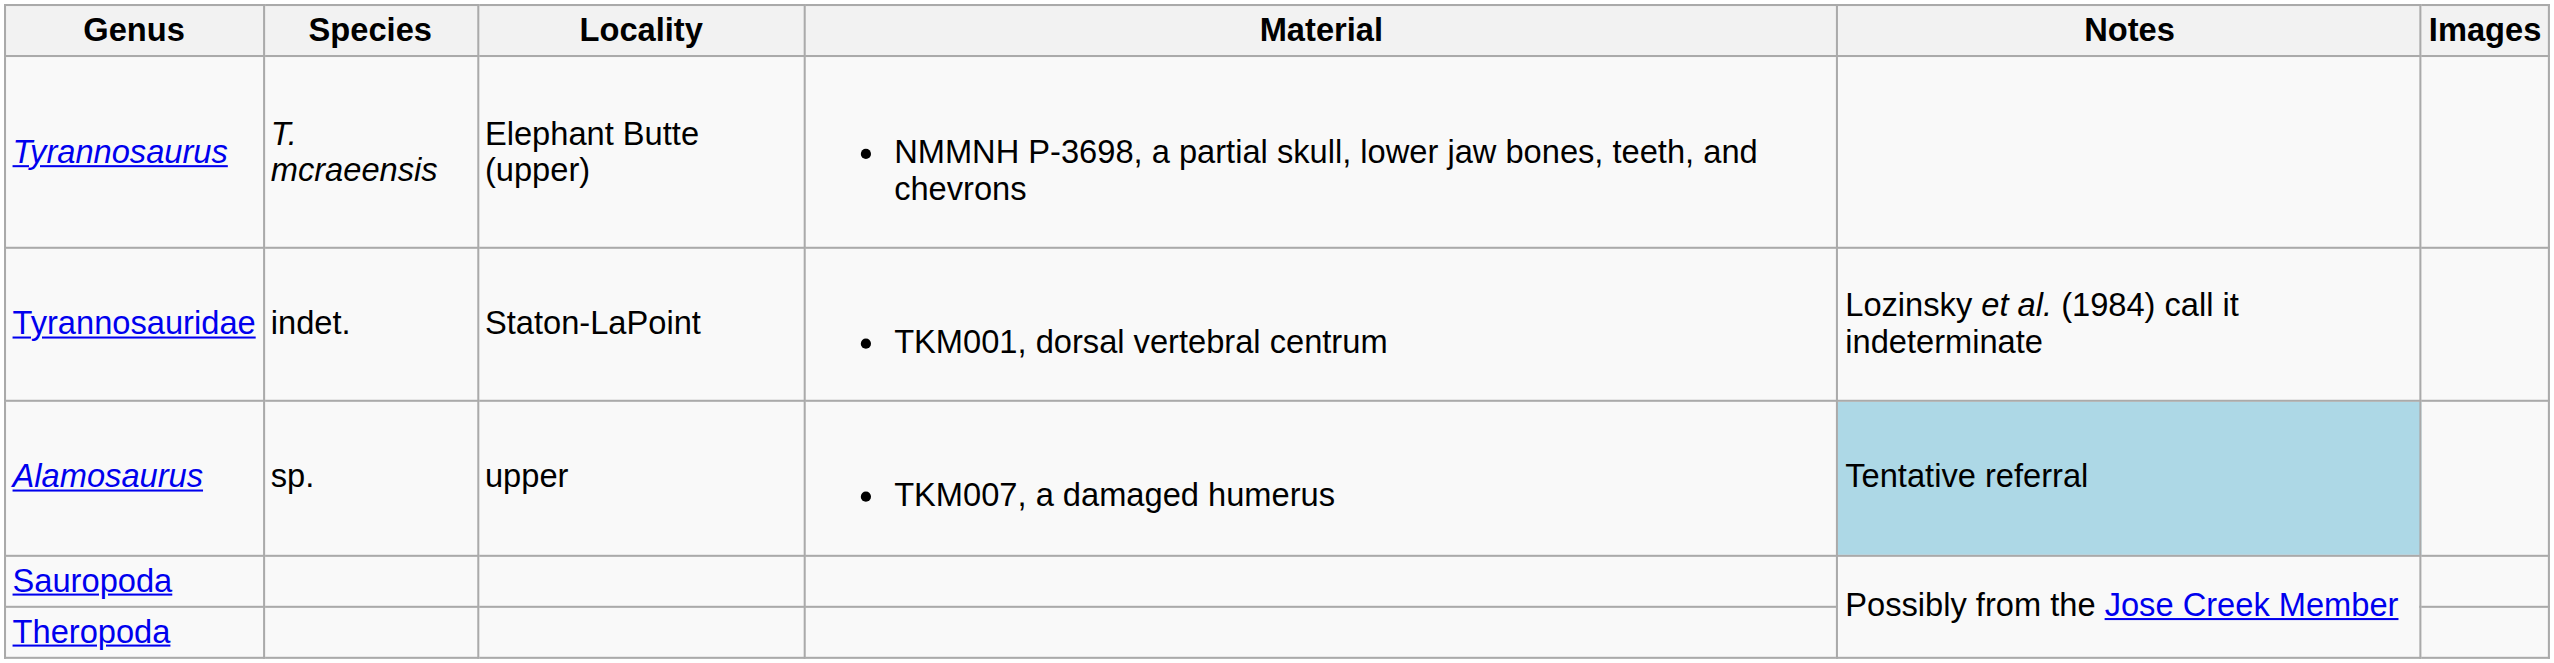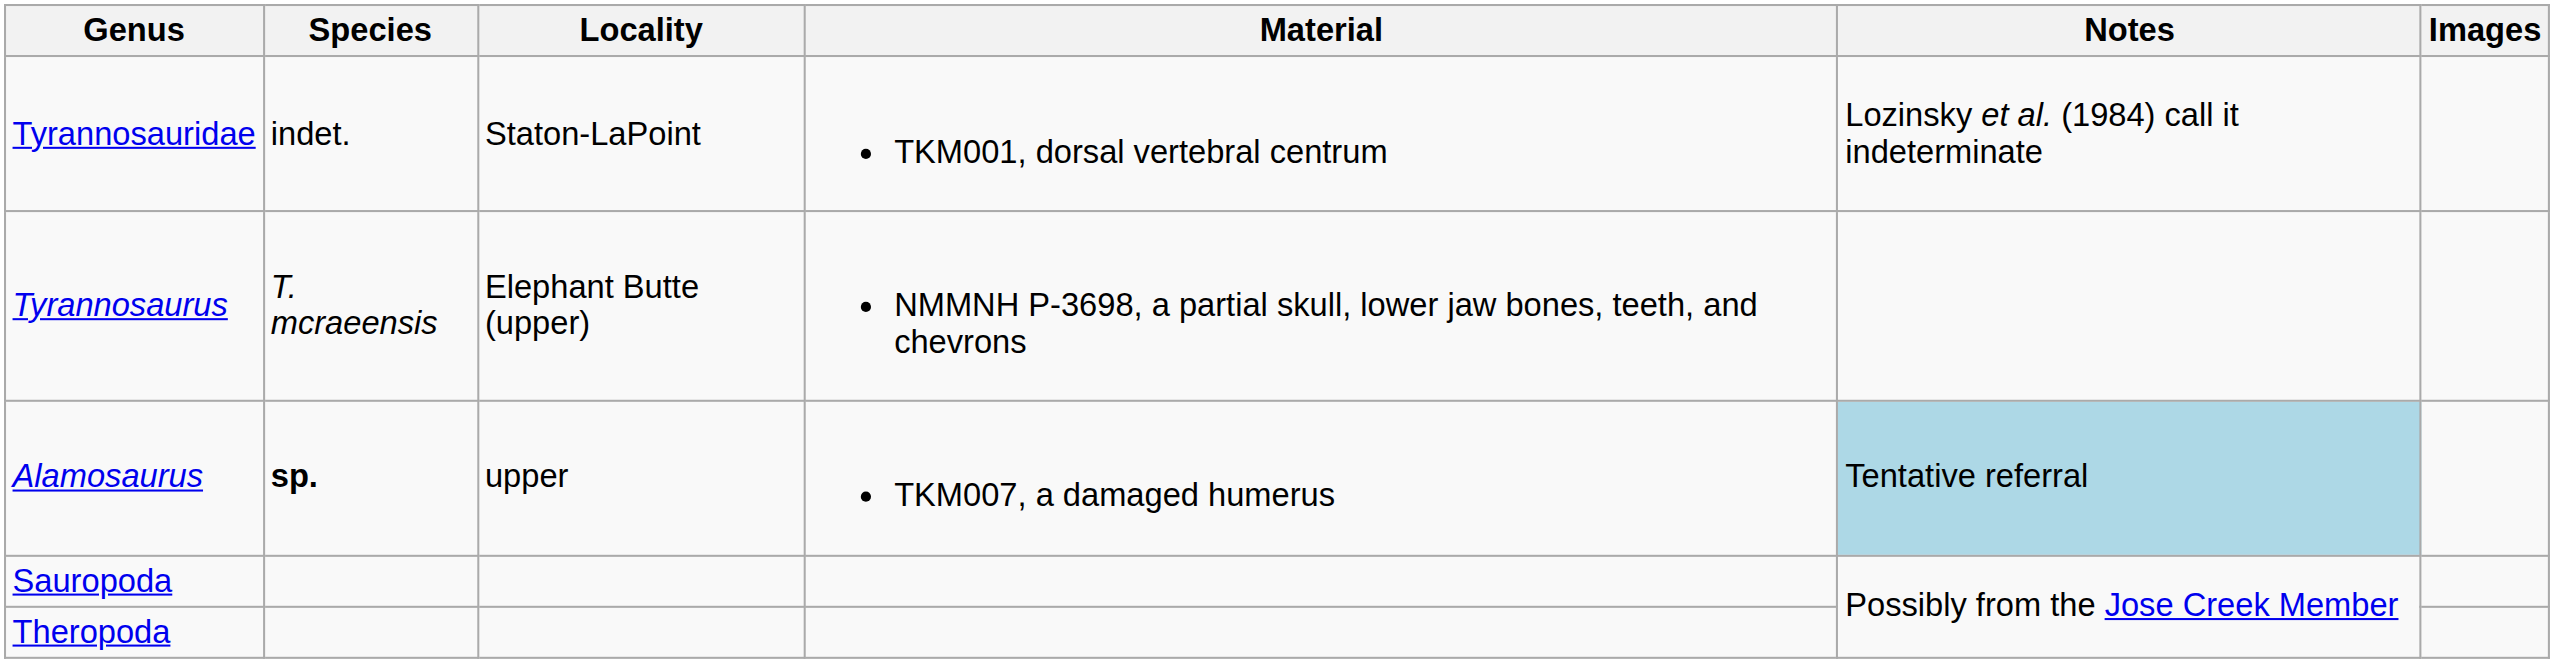rows swapped: (134, 323) <-> (120, 151)
(293, 477) normal -> (294, 477) bold
